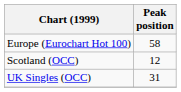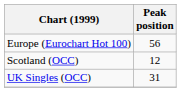(155, 43) 58 -> (155, 43) 56
